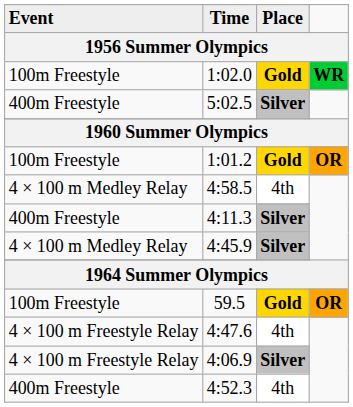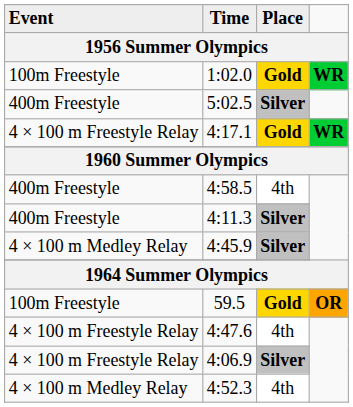+ row: (229, 132)
- row: (229, 160)
(98, 189) 4 × 100 m Medley Relay -> (64, 189) 400m Freestyle
(64, 388) 400m Freestyle -> (98, 388) 4 × 100 m Medley Relay
